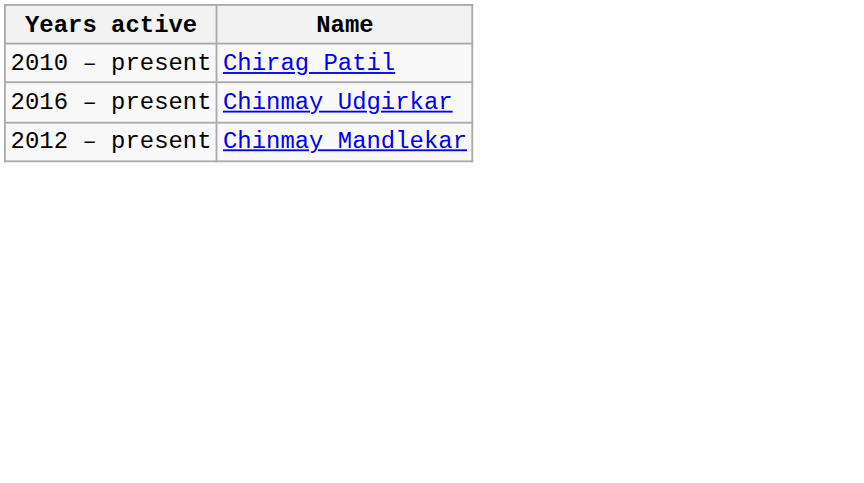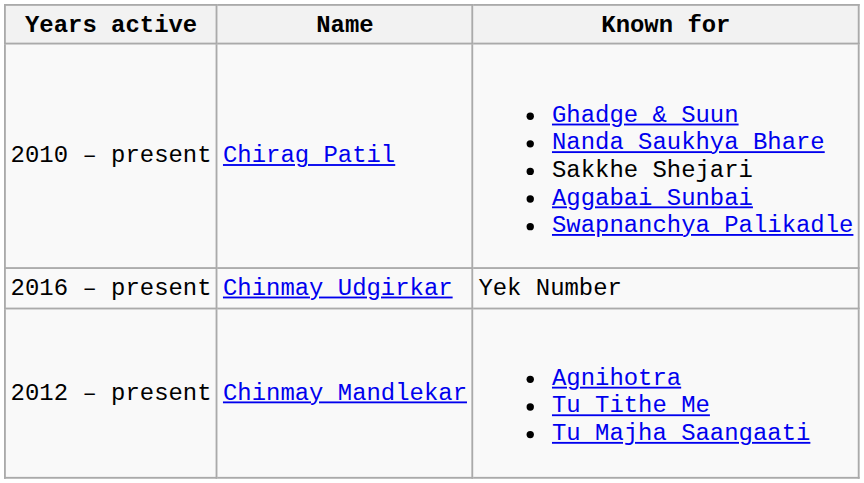+ column: (666, 24)
